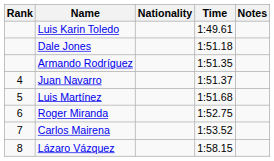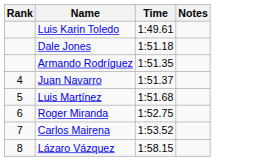- column: (165, 13)
